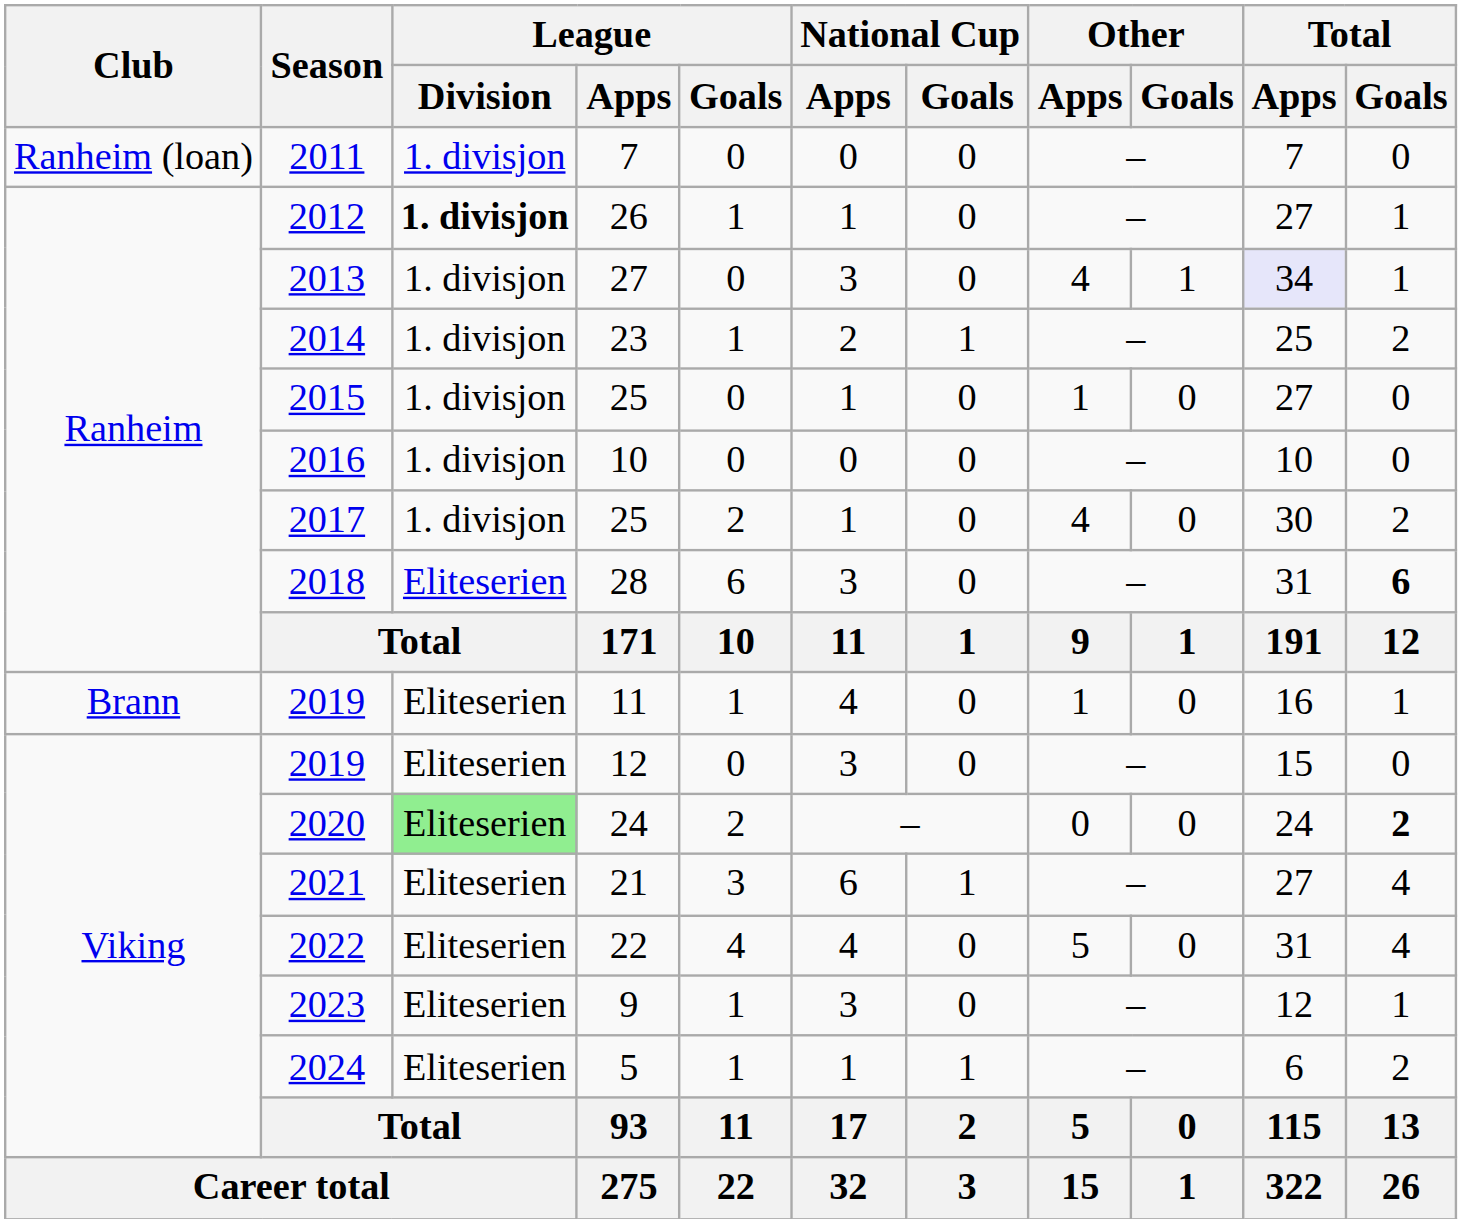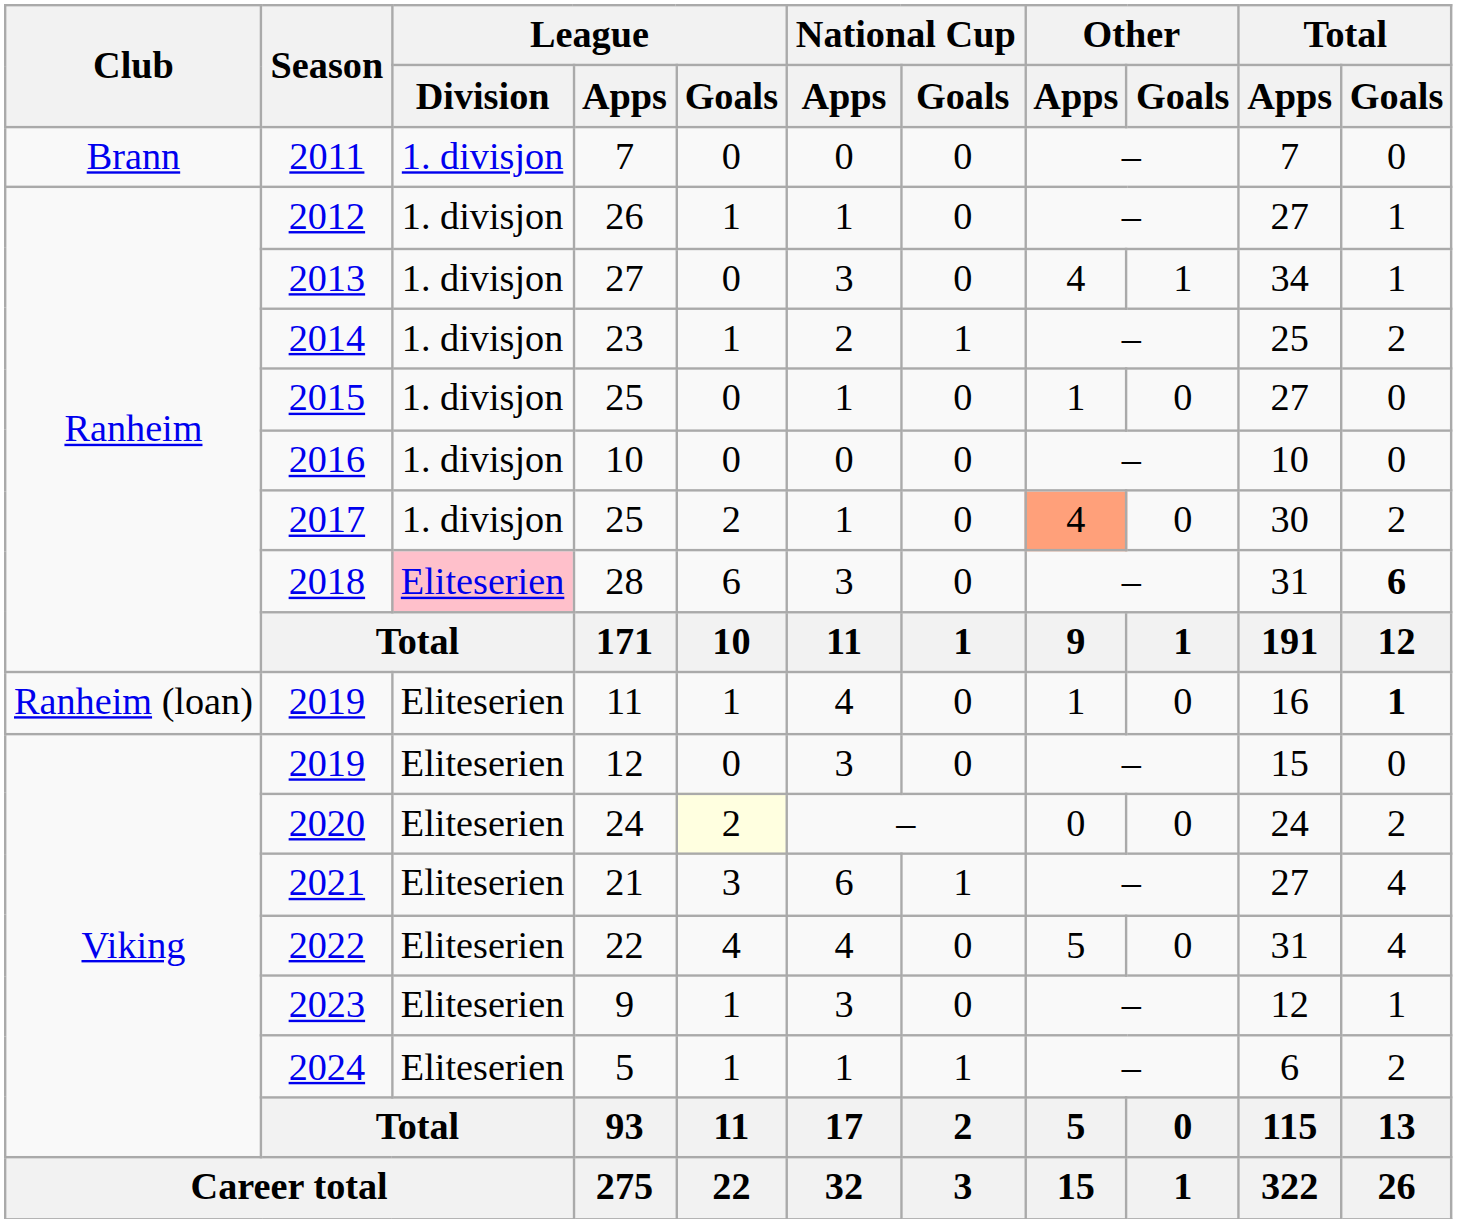(133, 156) Ranheim (loan) -> (133, 156) Brann
(485, 216) bold -> (483, 216) normal
(1294, 277) lavender background -> (1290, 277) no background
(1080, 519) no background -> (1076, 519) lightsalmon background
(485, 580) no background -> (483, 580) pink background
(133, 701) Brann -> (133, 701) Ranheim (loan)
(1401, 701) normal -> (1397, 701) bold
(485, 823) lightgreen background -> (483, 823) no background
(736, 823) no background -> (731, 823) lightyellow background
(1401, 823) bold -> (1397, 823) normal
